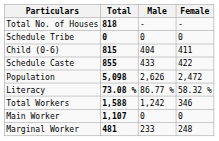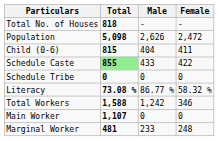rows swapped: (30, 77) <-> (40, 37)
(110, 63) no background -> (110, 63) lightgreen background
